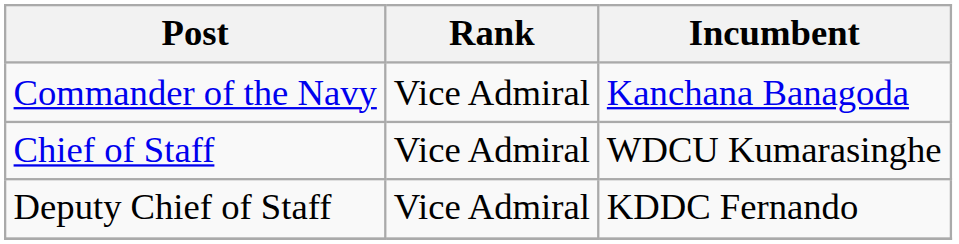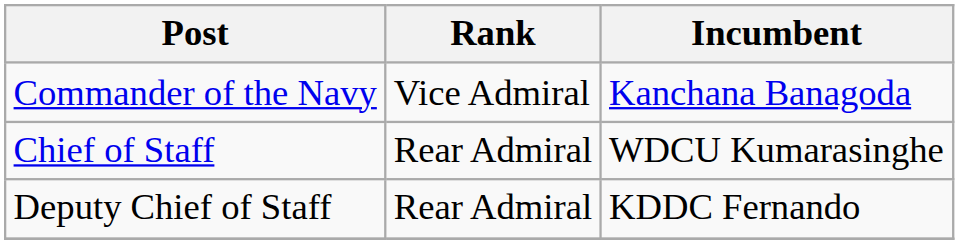(492, 149) Vice Admiral -> (493, 149) Rear Admiral
(492, 207) Vice Admiral -> (493, 207) Rear Admiral
